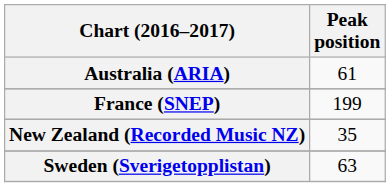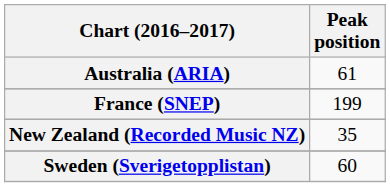(347, 165) 63 -> (347, 165) 60
